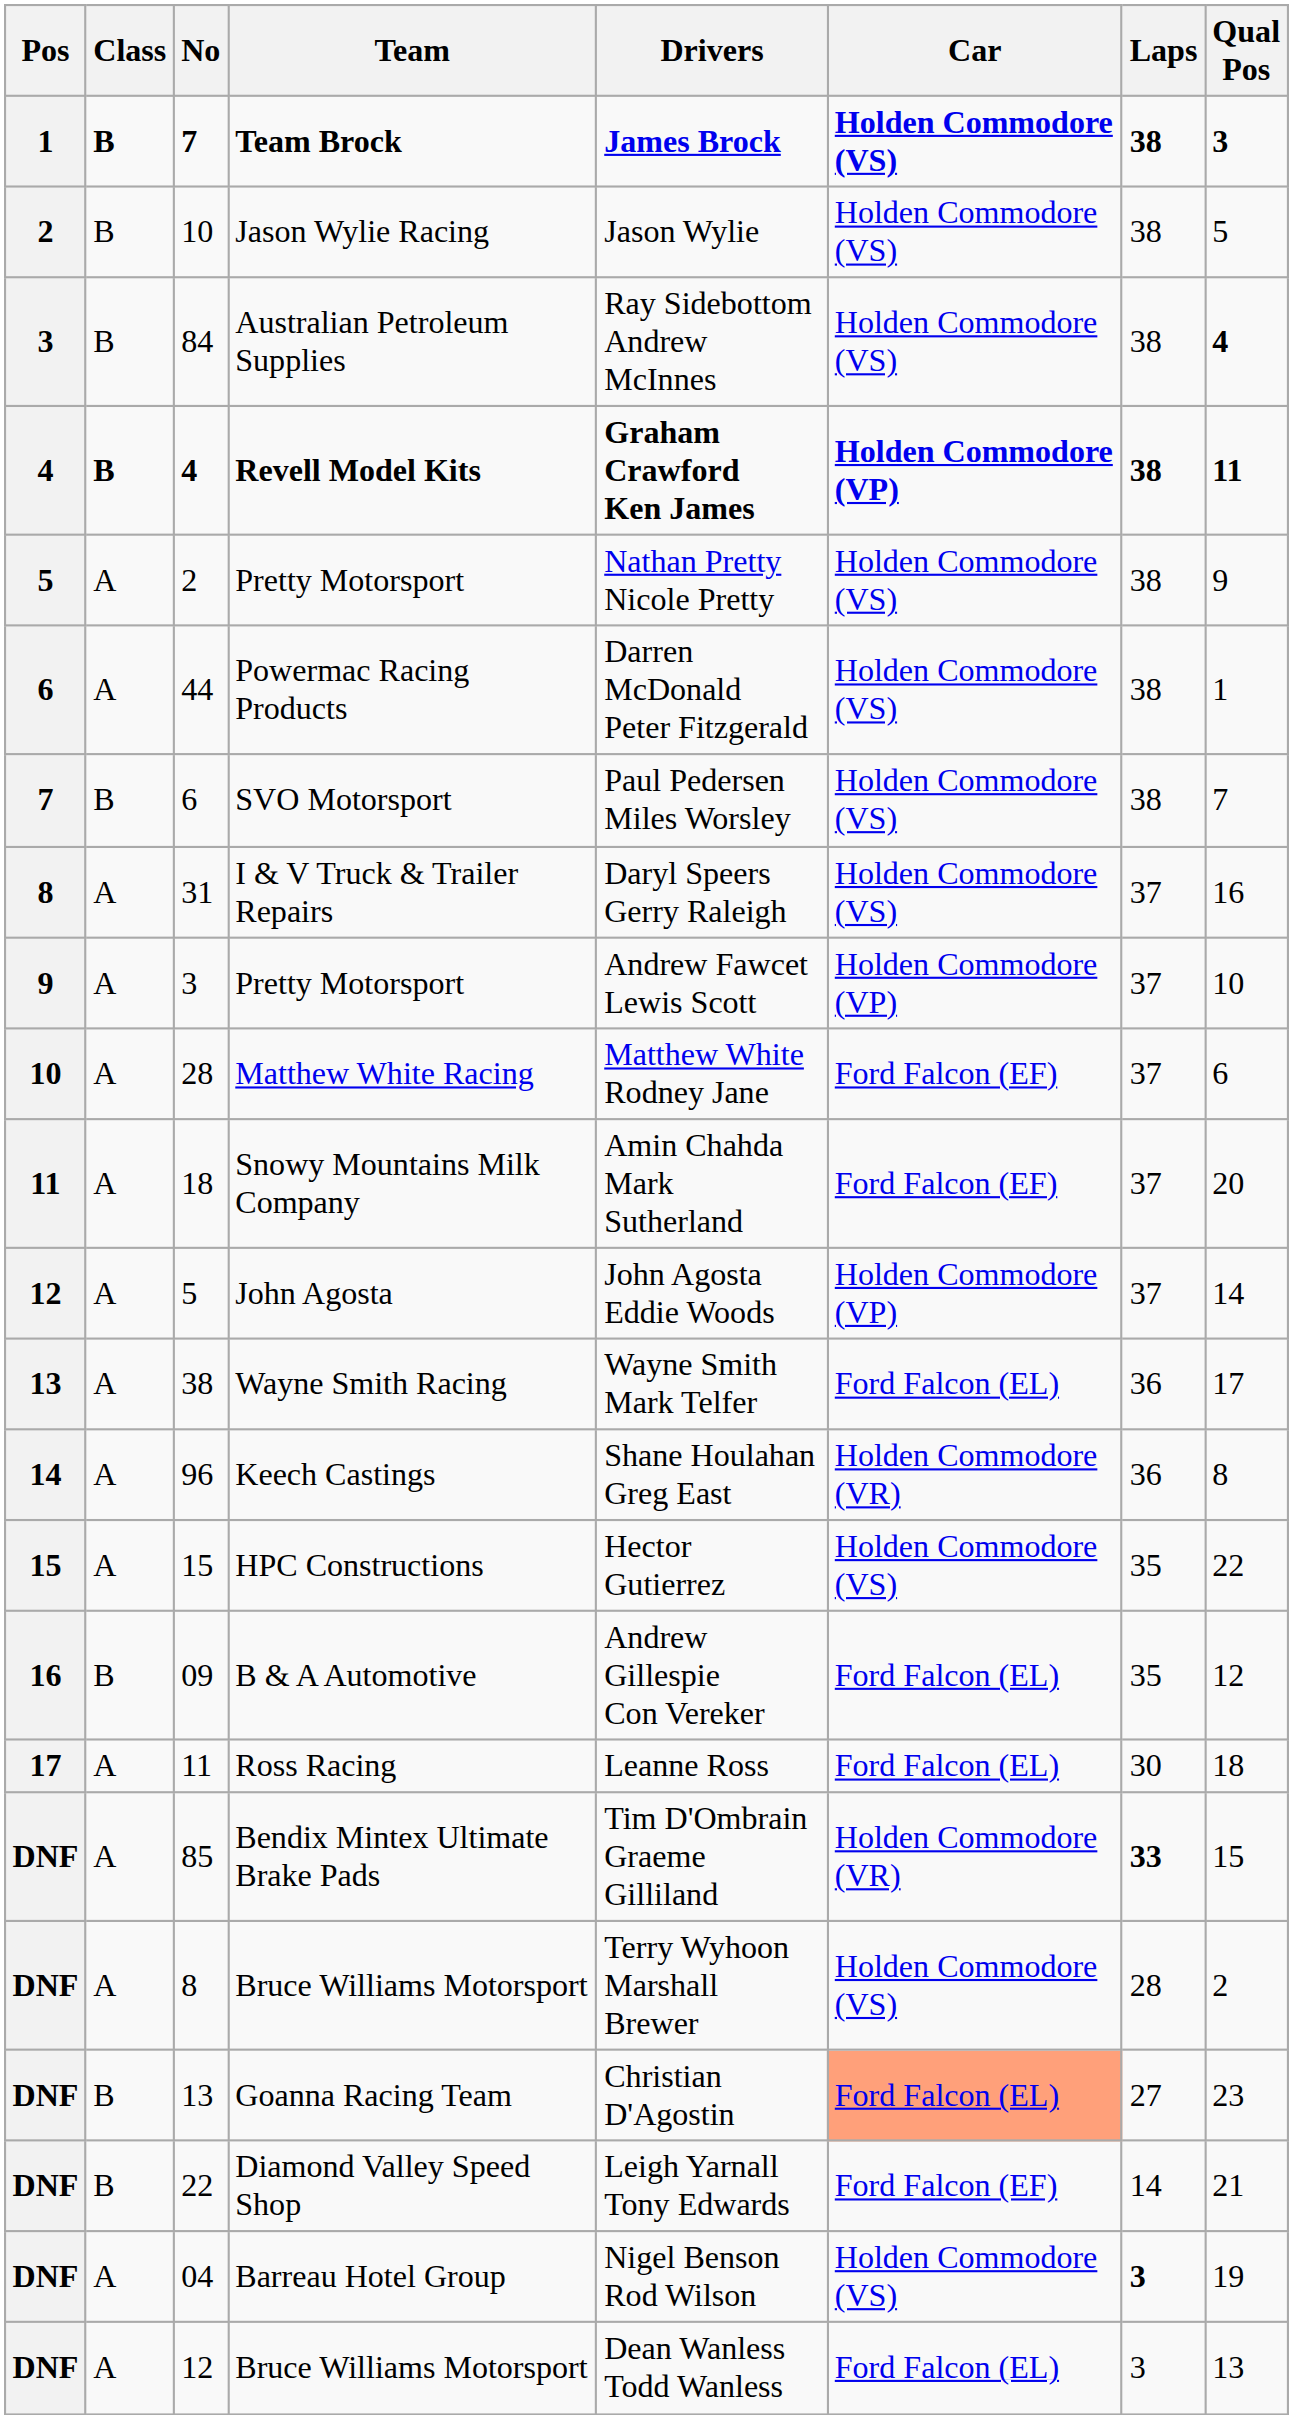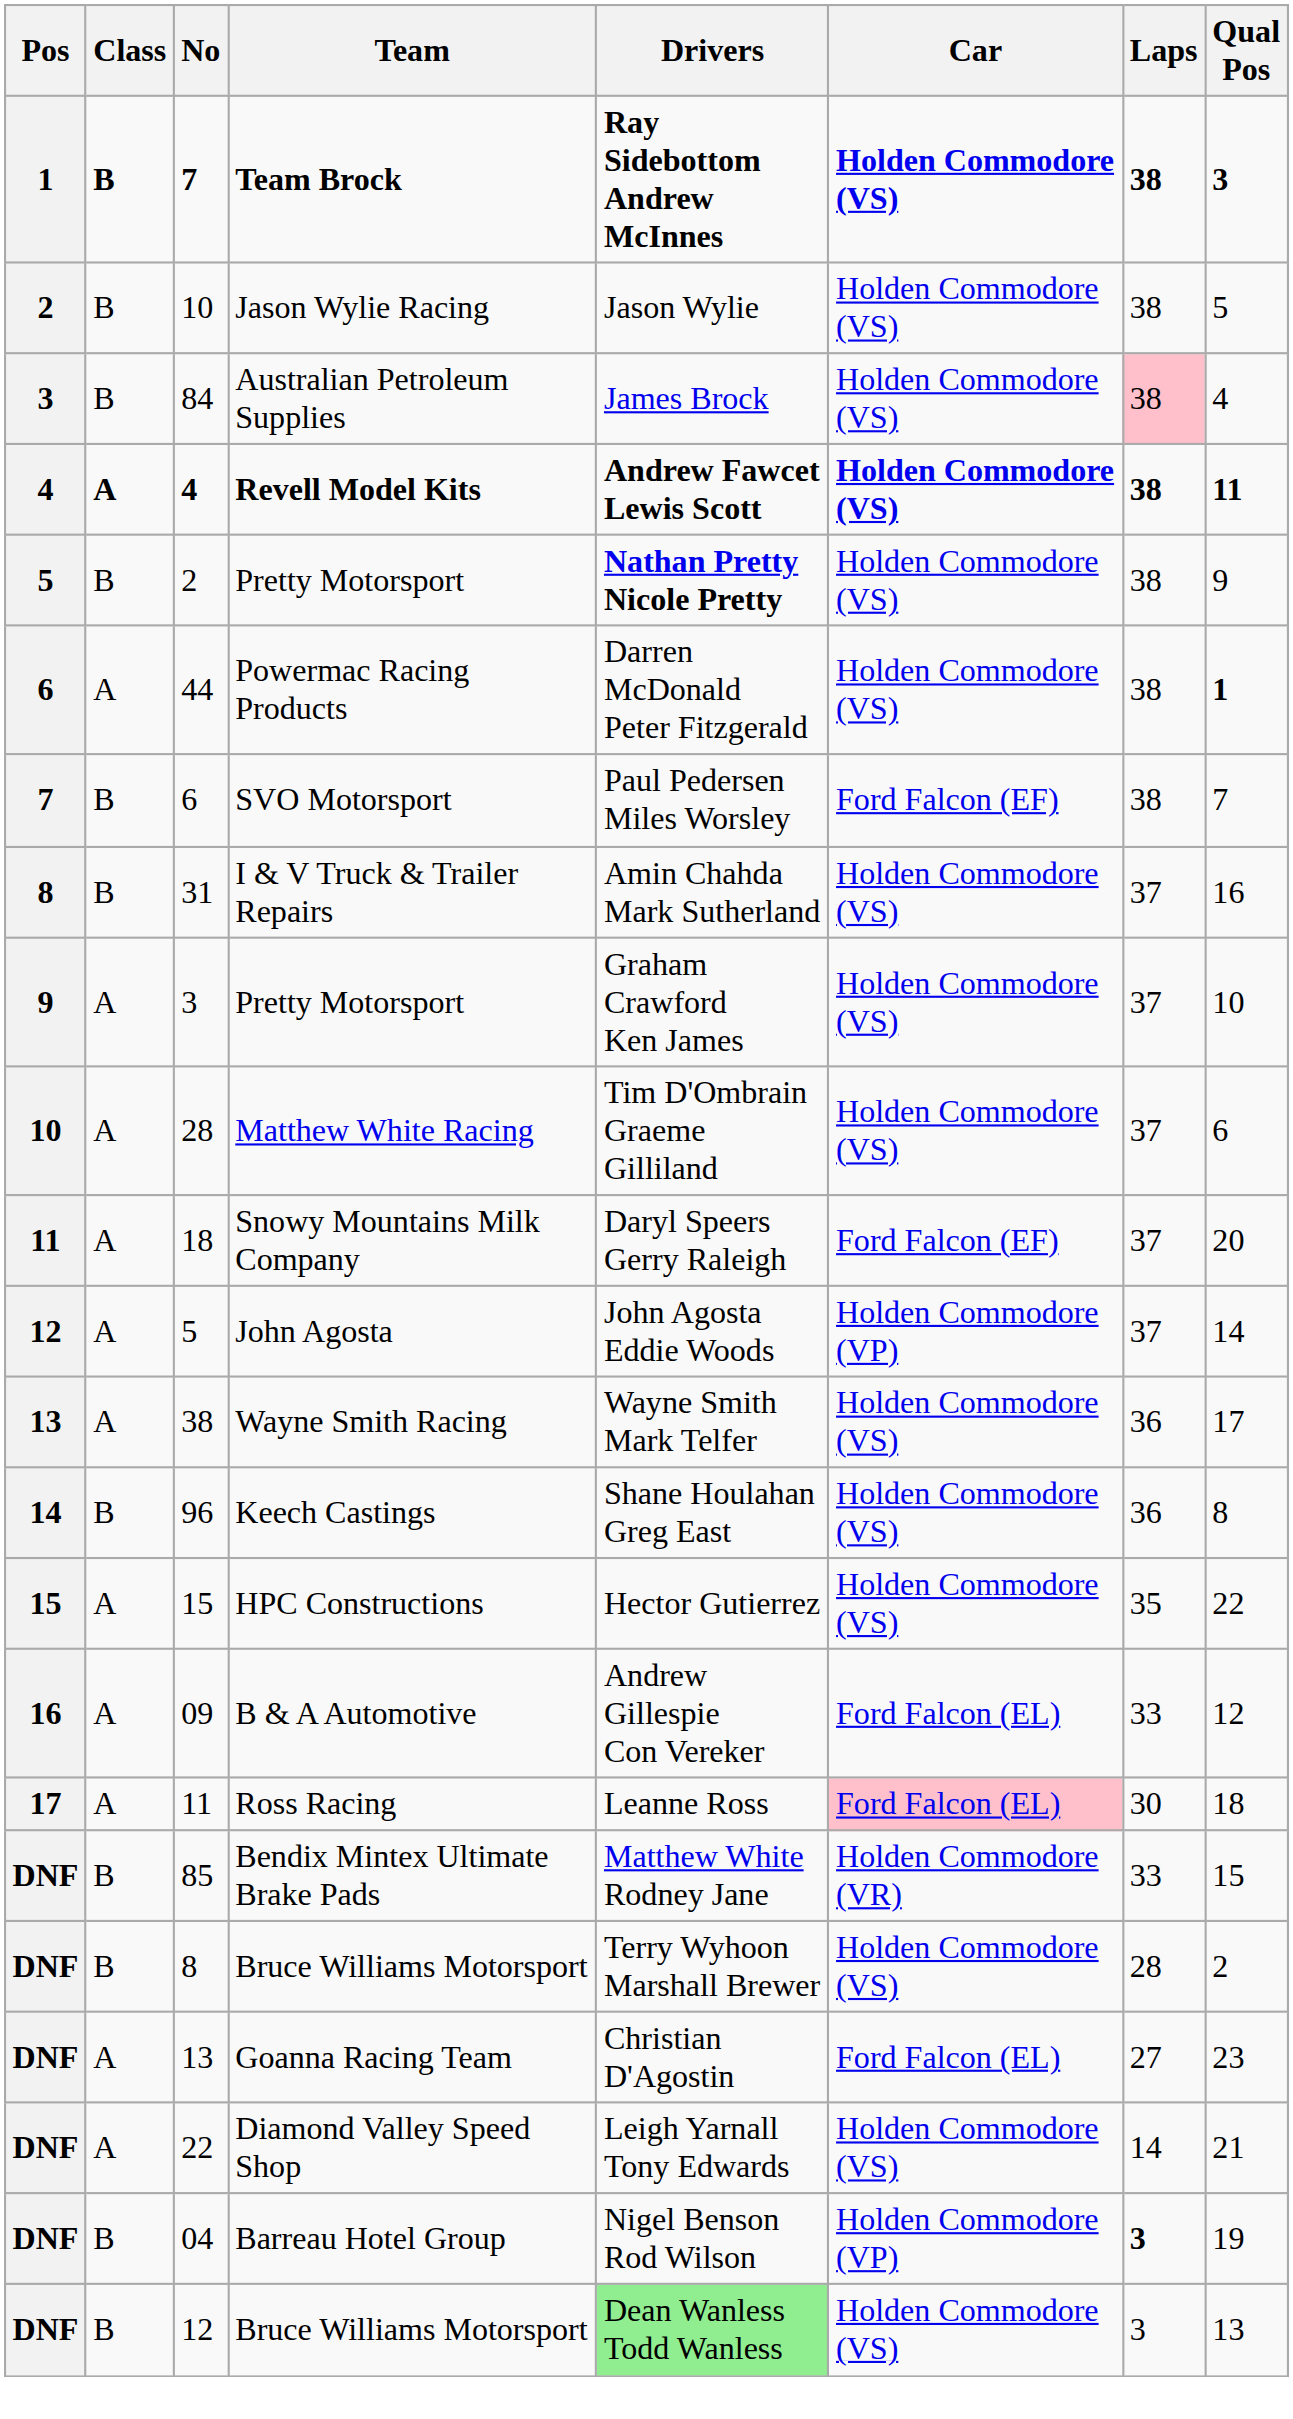(693, 140) James Brock -> (682, 178) Ray Sidebottom Andrew McInnes
(708, 341) Ray Sidebottom Andrew McInnes -> (686, 398) James Brock
(1146, 341) no background -> (1146, 398) pink background
(1220, 341) bold -> (1220, 398) normal
(104, 470) B -> (105, 489) A
(679, 470) Graham Crawford Ken James -> (712, 489) Andrew Fawcet Lewis Scott
(974, 470) Holden Commodore (VP) -> (975, 489) Holden Commodore (VS)
(105, 580) A -> (104, 580) B
(693, 580) normal -> (701, 580) bold
(1220, 690) normal -> (1220, 690) bold
(966, 800) Holden Commodore (VS) -> (947, 800) Ford Falcon (EF)
(105, 890) A -> (104, 890) B
(695, 890) Daryl Speers Gerry Raleigh -> (712, 890) Amin Chahda Mark Sutherland
(706, 981) Andrew Fawcet Lewis Scott -> (674, 1000) Graham Crawford Ken James
(966, 981) Holden Commodore (VP) -> (967, 1000) Holden Commodore (VS)
(704, 1072) Matthew White Rodney Jane -> (706, 1129) Tim D'Ombrain Graeme Gilliland
(946, 1072) Ford Falcon (EF) -> (967, 1129) Holden Commodore (VS)
(694, 1182) Amin Chahda Mark Sutherland -> (695, 1239) Daryl Speers Gerry Raleigh
(947, 1383) Ford Falcon (EL) -> (967, 1421) Holden Commodore (VS)
(105, 1474) A -> (104, 1512) B
(966, 1474) Holden Commodore (VR) -> (967, 1512) Holden Commodore (VS)
(104, 1674) B -> (105, 1712) A
(1146, 1674) 35 -> (1146, 1712) 33
(947, 1765) no background -> (948, 1803) pink background
(105, 1856) A -> (104, 1875) B
(706, 1856) Tim D'Ombrain Graeme Gilliland -> (704, 1875) Matthew White Rodney Jane
(1146, 1856) bold -> (1146, 1875) normal
(105, 1985) A -> (104, 1966) B
(104, 2095) B -> (105, 2057) A
(947, 2095) lightsalmon background -> (948, 2057) no background
(104, 2186) B -> (105, 2148) A
(946, 2186) Ford Falcon (EF) -> (967, 2148) Holden Commodore (VS)
(105, 2276) A -> (104, 2238) B
(966, 2276) Holden Commodore (VS) -> (967, 2238) Holden Commodore (VP)
(105, 2367) A -> (104, 2329) B
(695, 2367) no background -> (694, 2329) lightgreen background
(947, 2367) Ford Falcon (EL) -> (967, 2329) Holden Commodore (VS)
